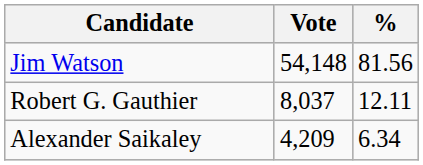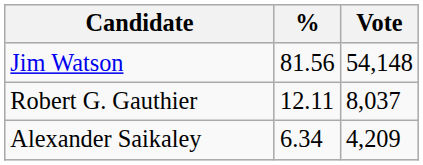columns swapped: (313, 23) <-> (385, 23)
